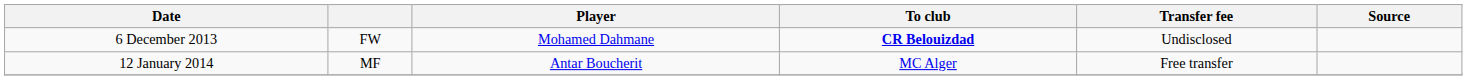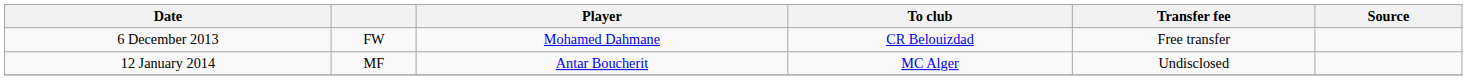(928, 39) bold -> (930, 39) normal
(1196, 39) Undisclosed -> (1194, 39) Free transfer
(1196, 62) Free transfer -> (1194, 62) Undisclosed
